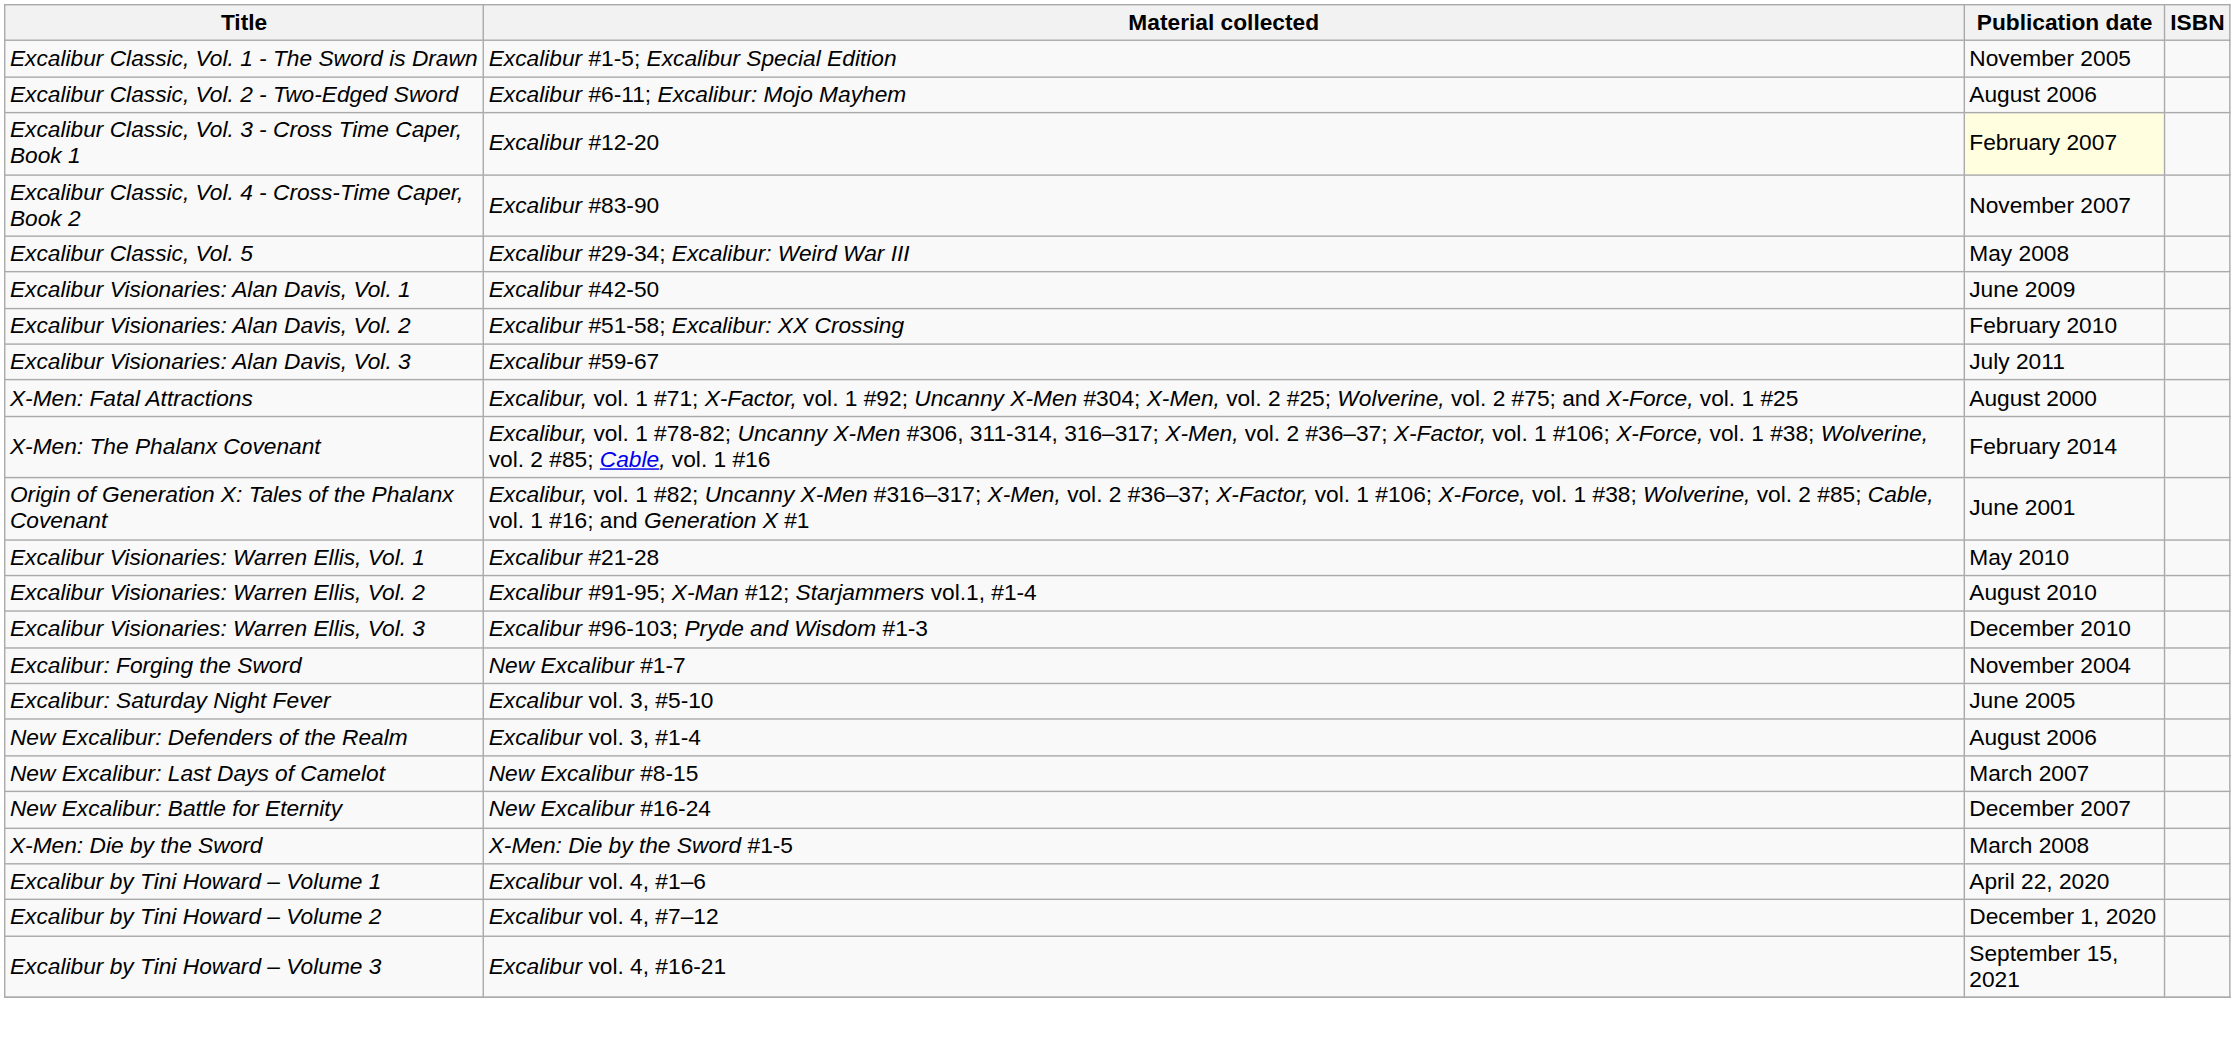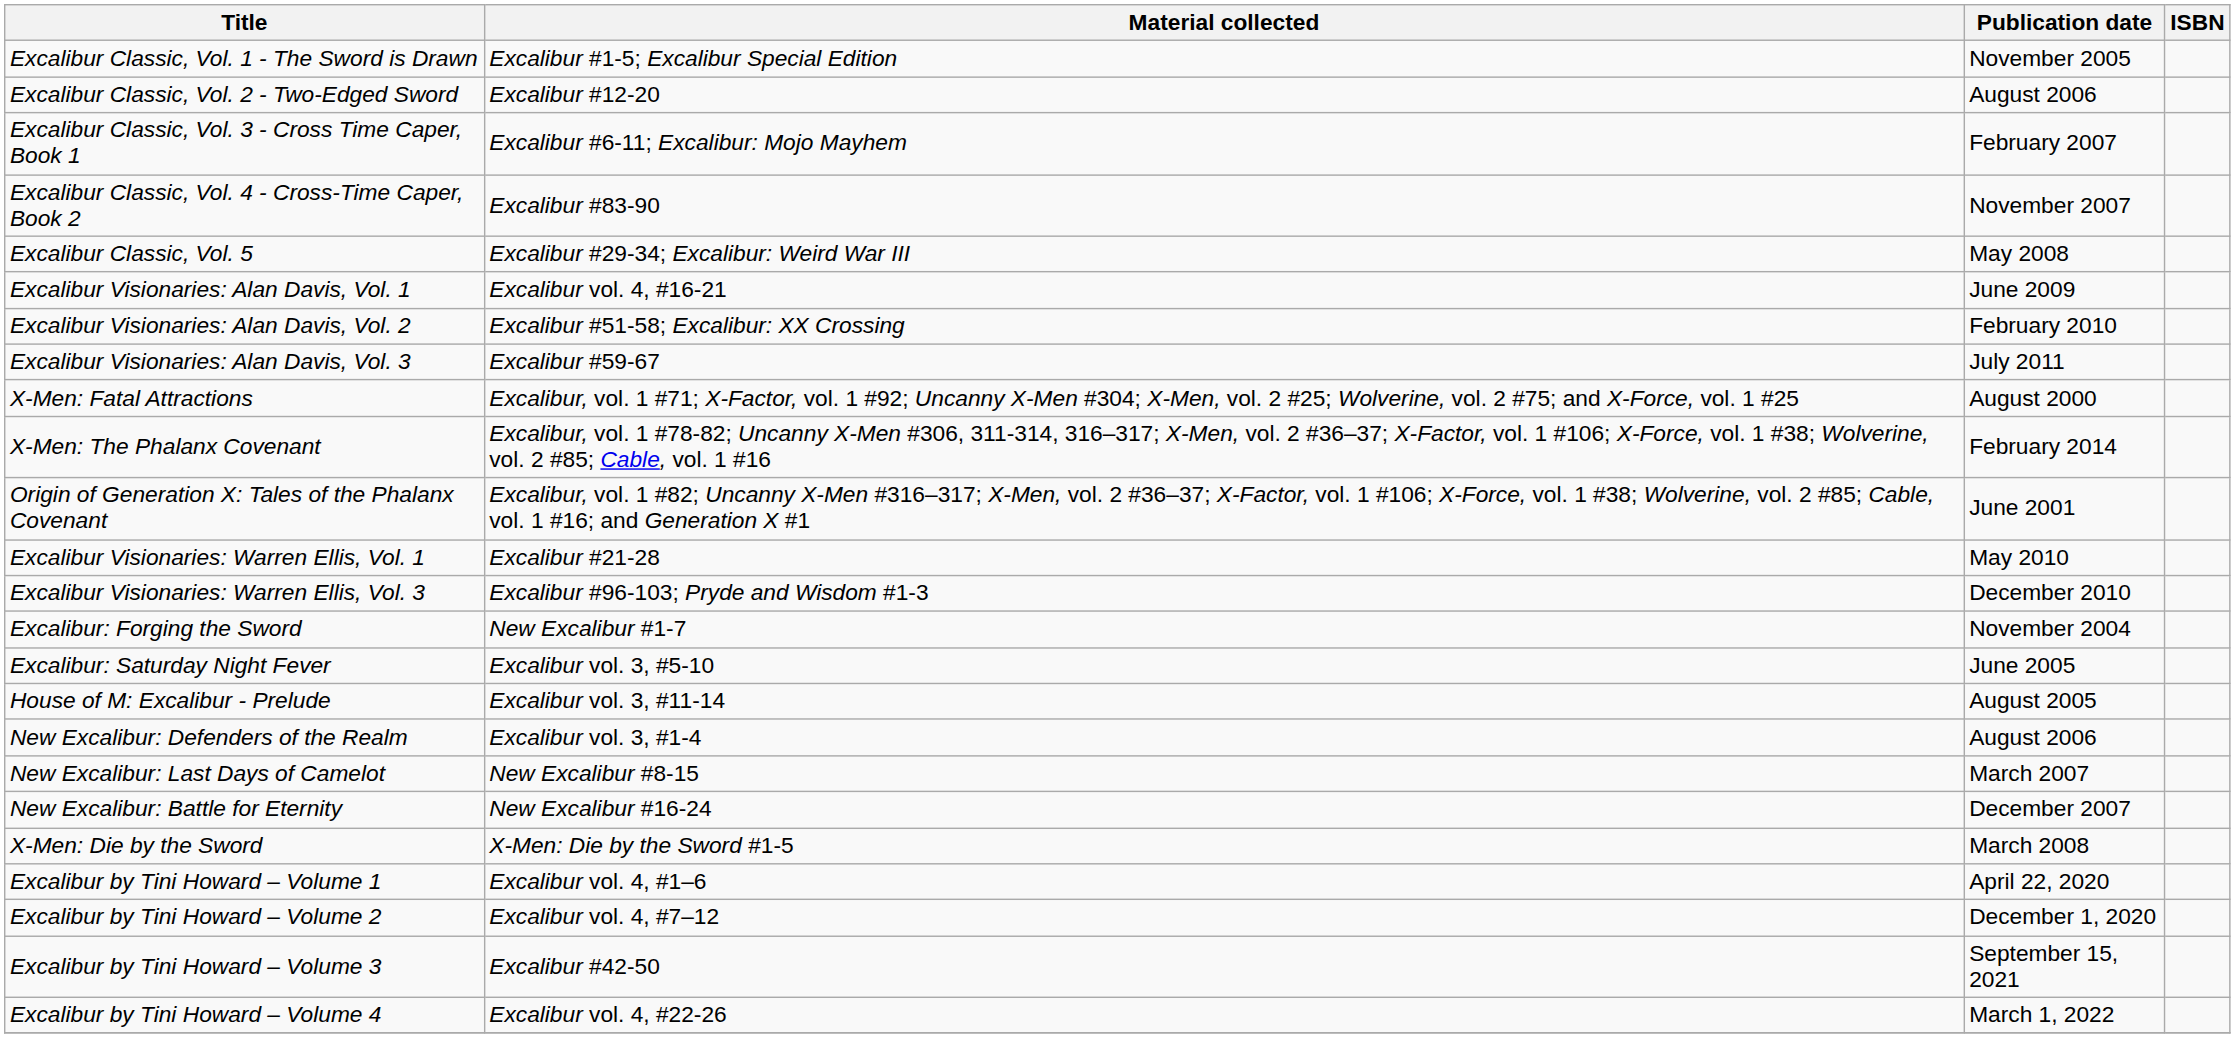(697, 94) Excalibur #6-11; Excalibur: Mojo Mayhem -> (575, 94) Excalibur #12-20
(574, 143) Excalibur #12-20 -> (698, 143) Excalibur #6-11; Excalibur: Mojo Mayhem
(2043, 143) lightyellow background -> (2043, 143) no background
(574, 289) Excalibur #42-50 -> (608, 289) Excalibur vol. 4, #16-21
- row: (217, 593)
+ row: (170, 701)
(607, 966) Excalibur vol. 4, #16-21 -> (575, 966) Excalibur #42-50
+ row: (196, 1015)
